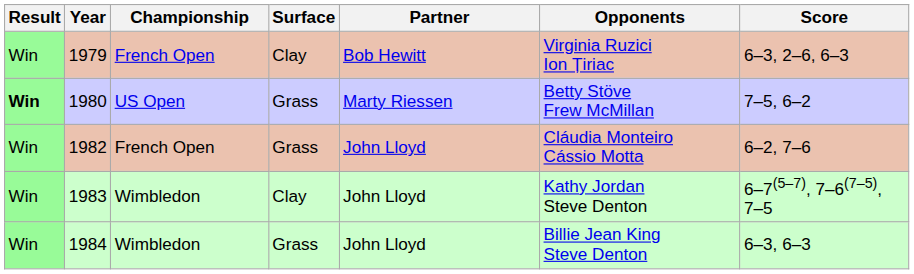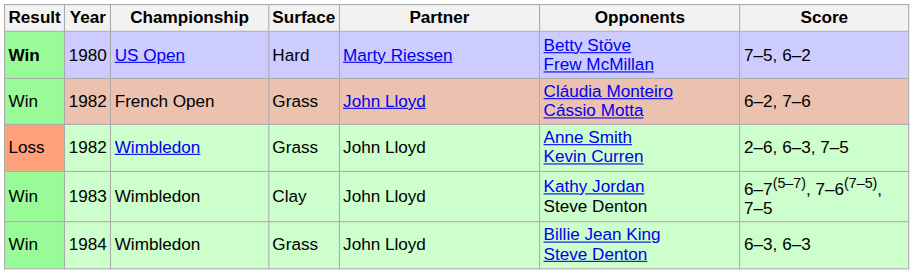- row: (88, 54)
(295, 101) Grass -> (291, 54) Hard
+ row: (88, 147)
